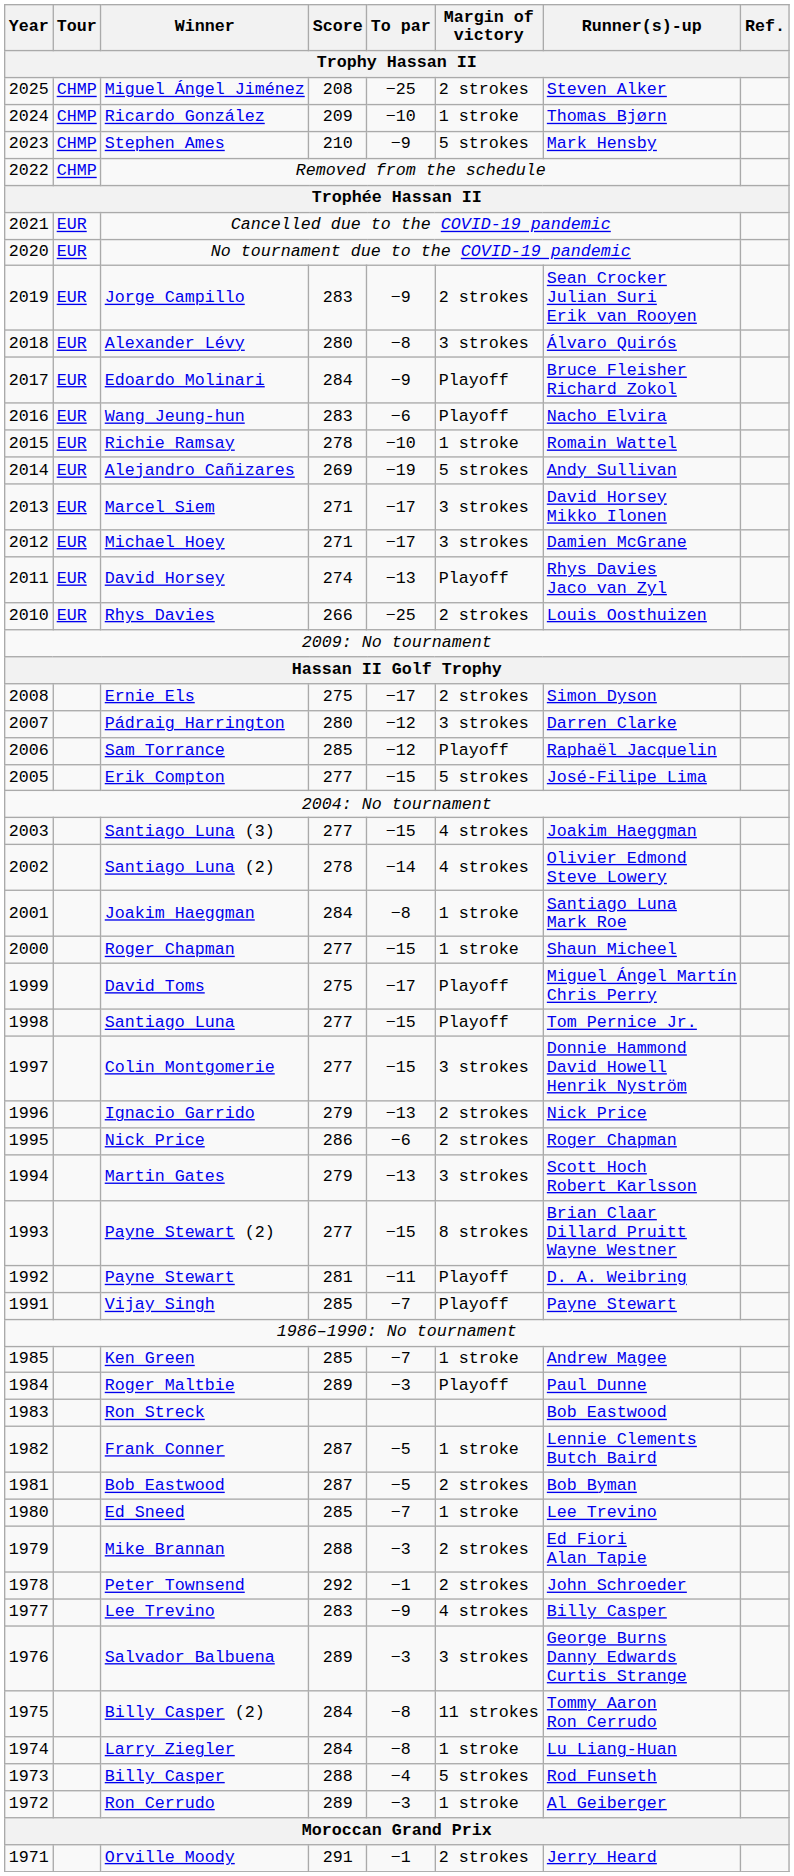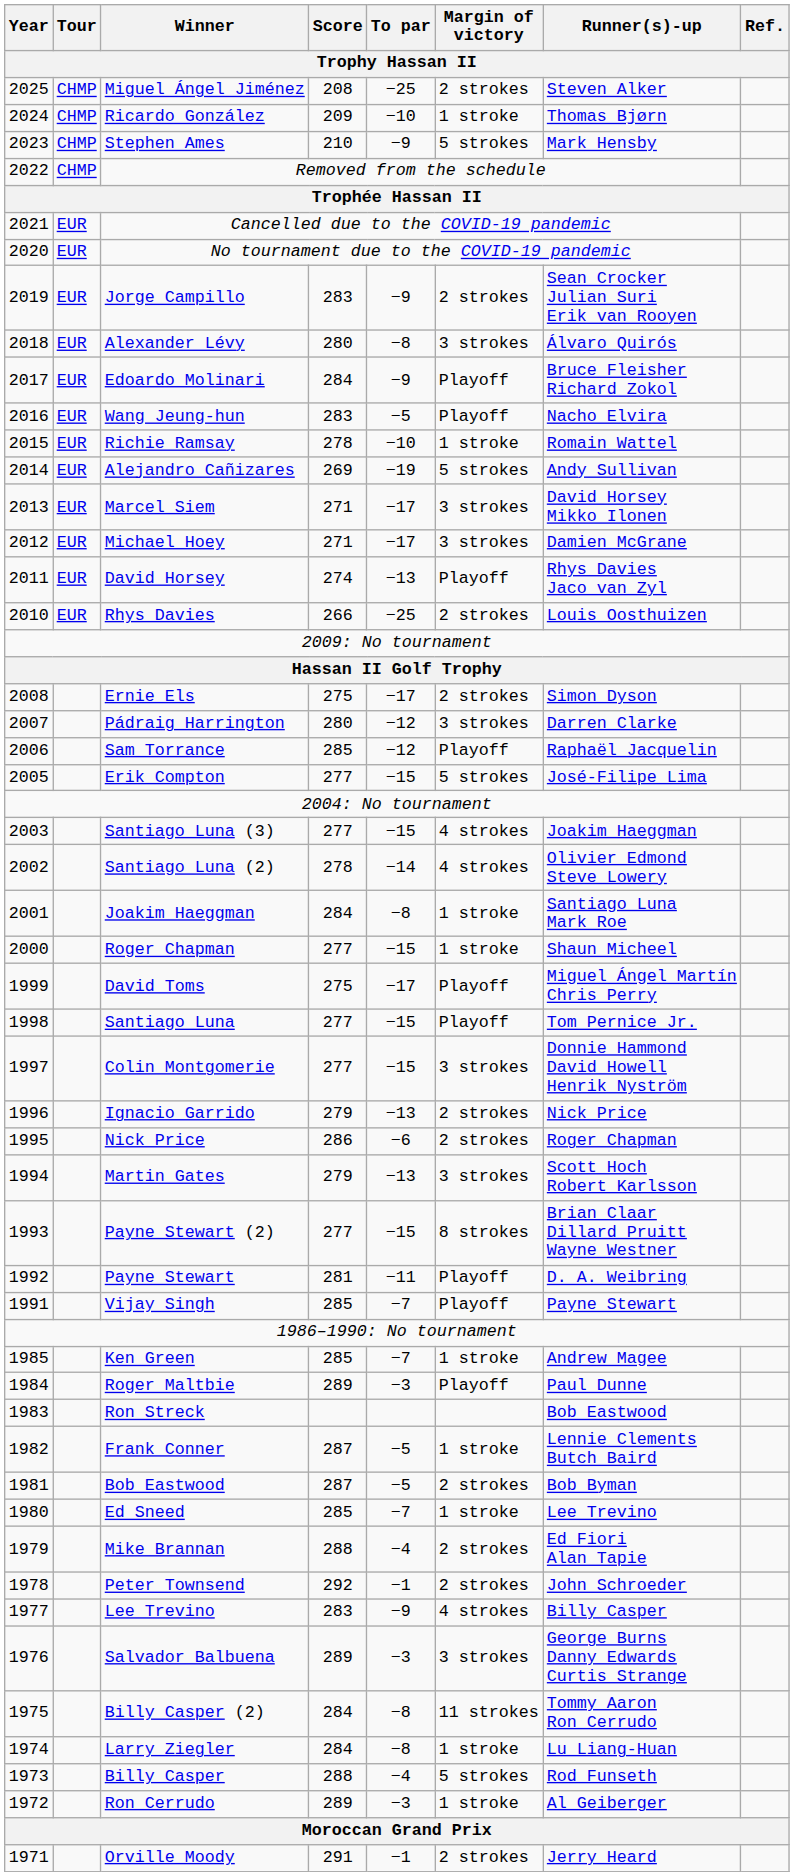(401, 417) −6 -> (401, 417) −5
(401, 1550) −3 -> (401, 1550) −4
